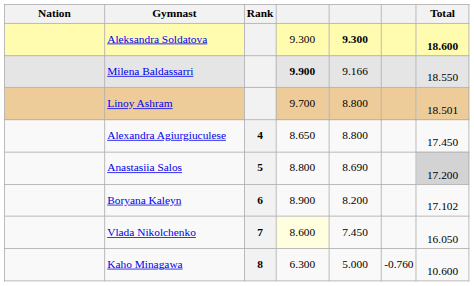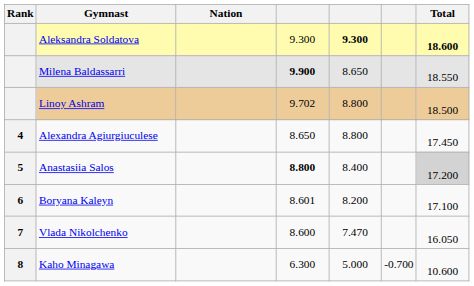columns swapped: (260, 14) <-> (54, 14)
(355, 71) 9.166 -> (355, 71) 8.650
(302, 104) 9.700 -> (302, 104) 9.702
(443, 110) 18.501 -> (443, 110) 18.500
(302, 168) normal -> (302, 168) bold
(355, 168) 8.690 -> (355, 168) 8.400
(302, 200) 8.900 -> (302, 200) 8.601
(443, 207) 17.102 -> (443, 207) 17.100
(302, 232) lightyellow background -> (302, 232) no background
(355, 232) 7.450 -> (355, 232) 7.470
(399, 265) -0.760 -> (399, 265) -0.700
